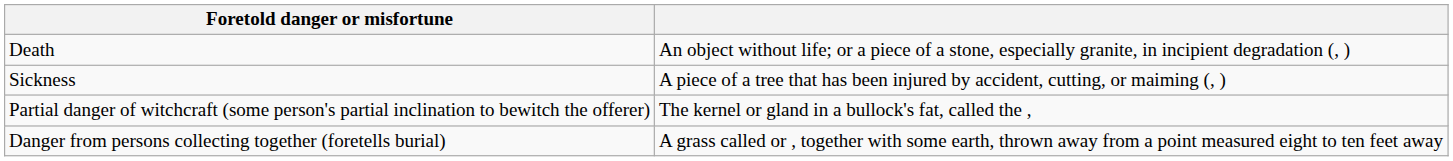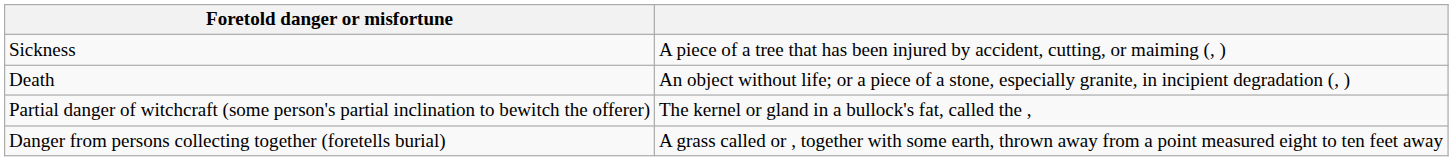rows swapped: (42, 79) <-> (32, 49)
